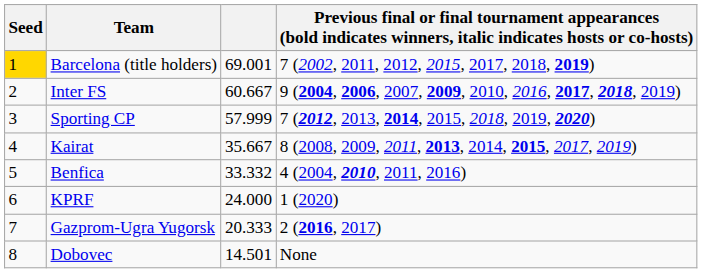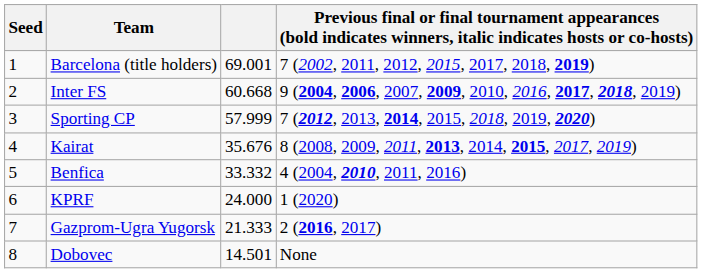(13, 64) gold background -> (13, 64) no background
(248, 91) 60.667 -> (248, 91) 60.668
(248, 145) 35.667 -> (248, 145) 35.676
(248, 227) 20.333 -> (248, 227) 21.333
